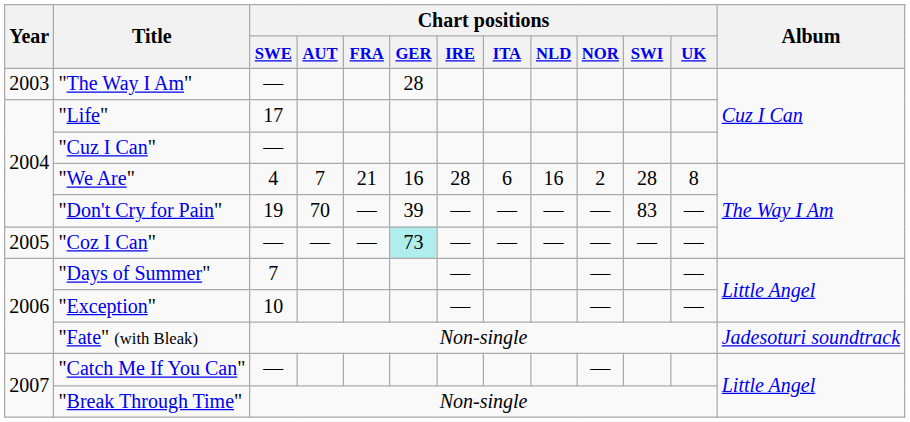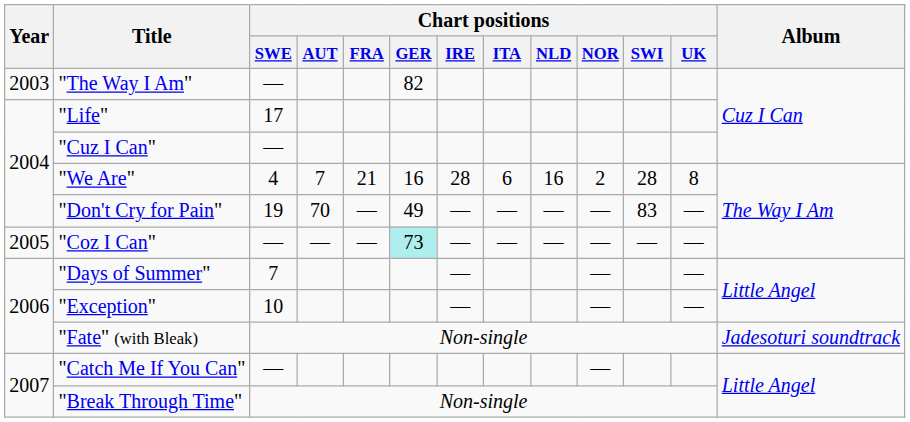(413, 83) 28 -> (413, 83) 82
(413, 210) 39 -> (413, 210) 49
